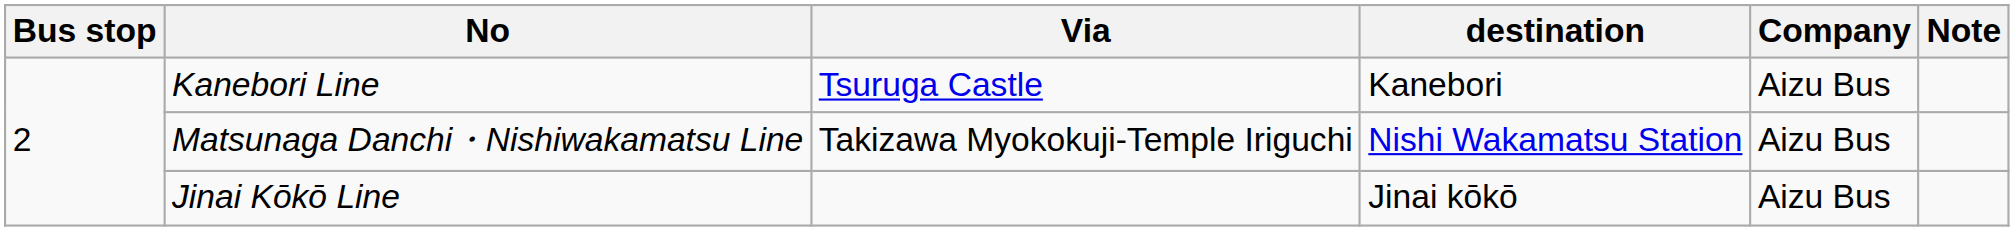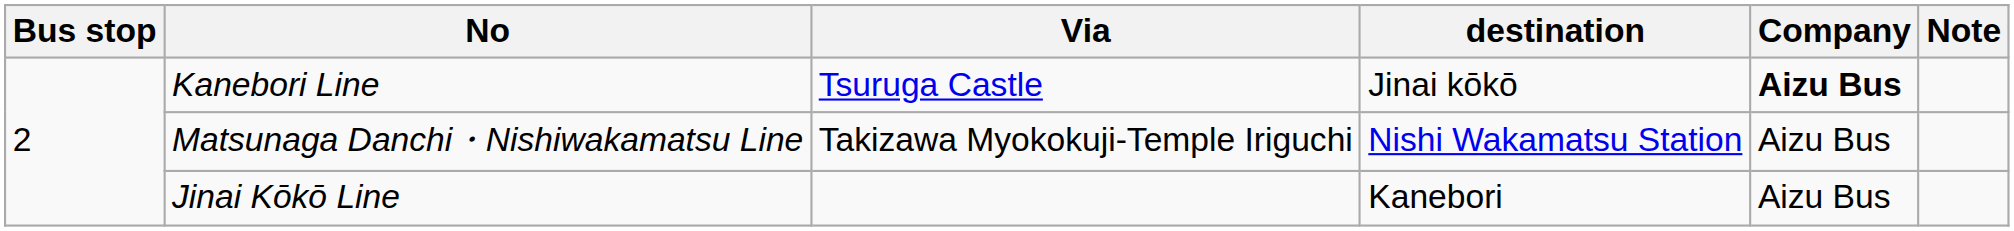(1436, 84) Kanebori -> (1443, 84) Jinai kōkō
(1824, 84) normal -> (1830, 84) bold
(1443, 197) Jinai kōkō -> (1436, 197) Kanebori
